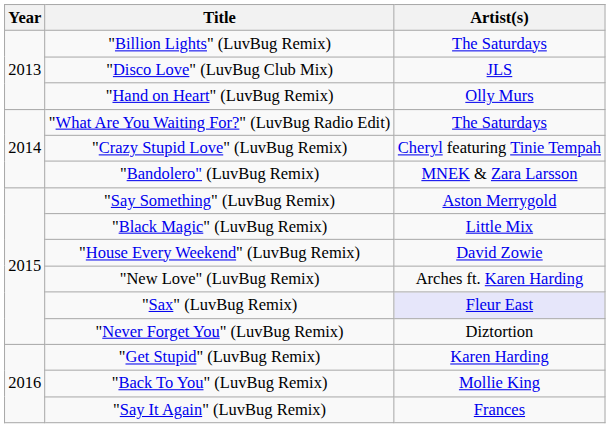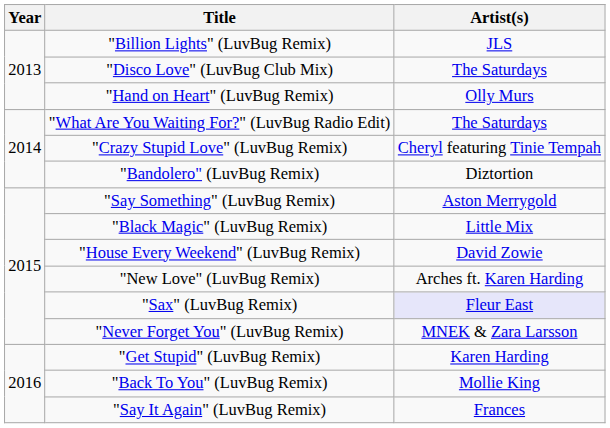(499, 43) The Saturdays -> (499, 43) JLS
(499, 69) JLS -> (499, 69) The Saturdays
(499, 174) MNEK & Zara Larsson -> (499, 174) Diztortion
(499, 331) Diztortion -> (499, 331) MNEK & Zara Larsson
